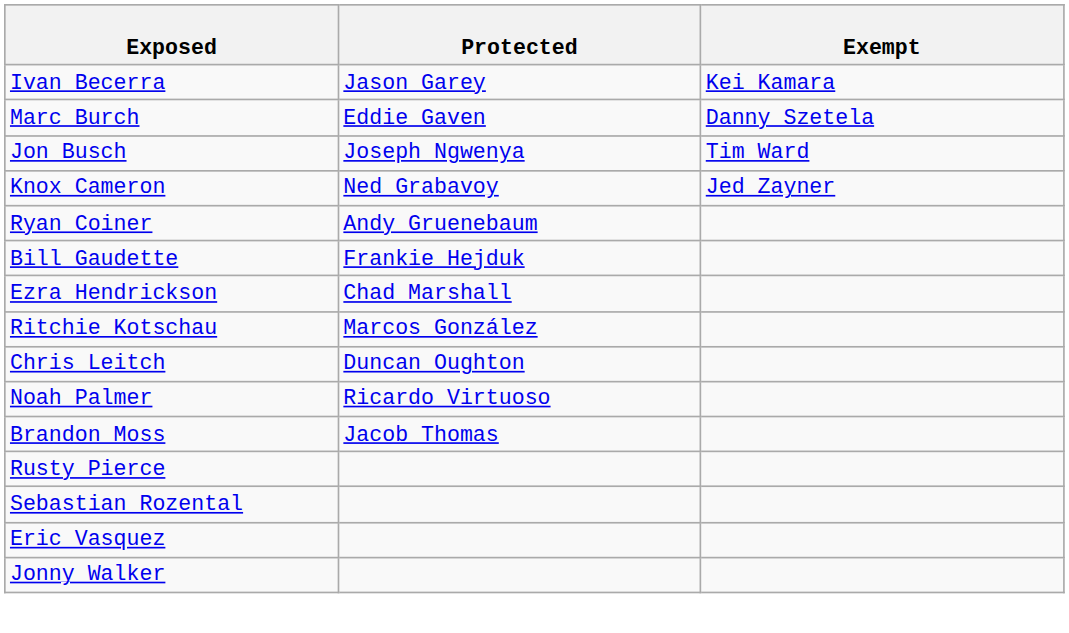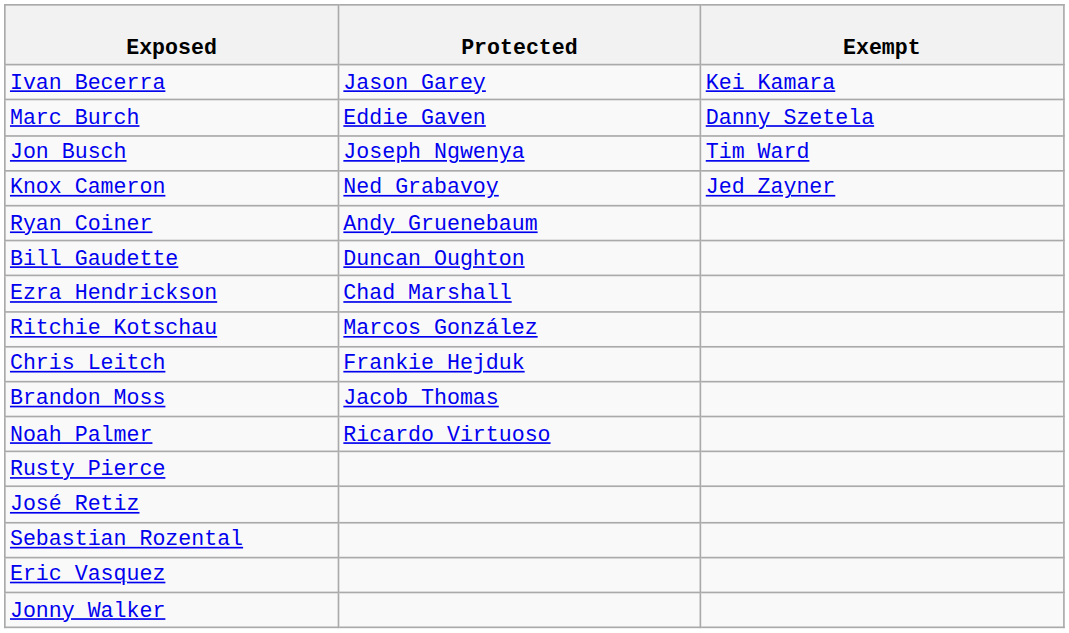(434, 258) Frankie Hejduk -> (434, 258) Duncan Oughton
(434, 364) Duncan Oughton -> (434, 364) Frankie Hejduk
rows swapped: (88, 434) <-> (81, 399)
+ row: (75, 505)
